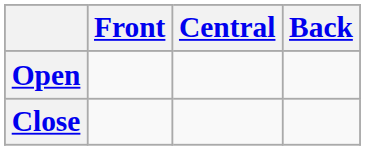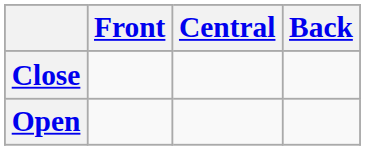rows swapped: (46, 121) <-> (46, 74)
